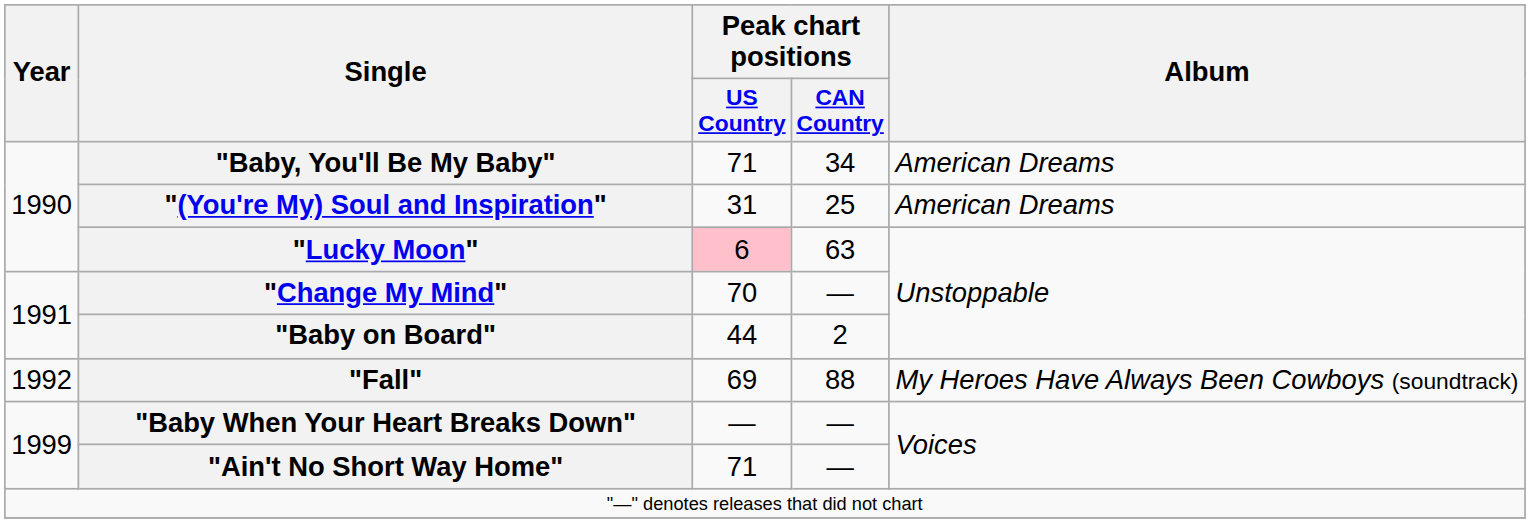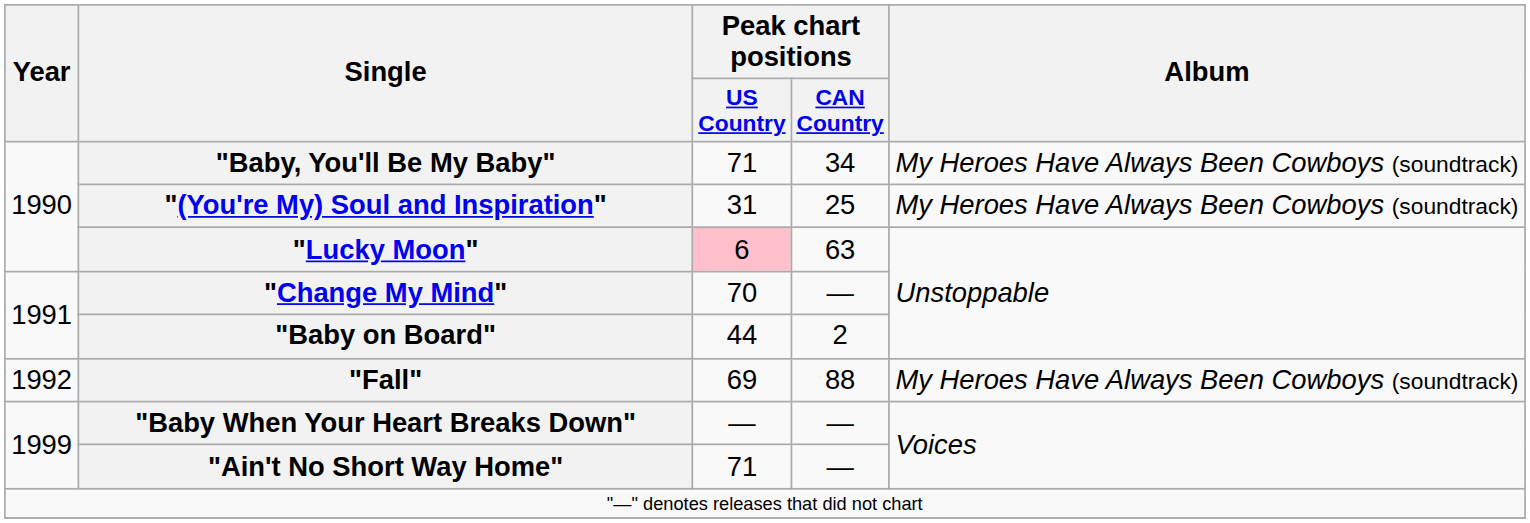(1005, 162) American Dreams -> (1207, 162) My Heroes Have Always Been Cowboys (soundtrack)
(1005, 205) American Dreams -> (1207, 205) My Heroes Have Always Been Cowboys (soundtrack)
